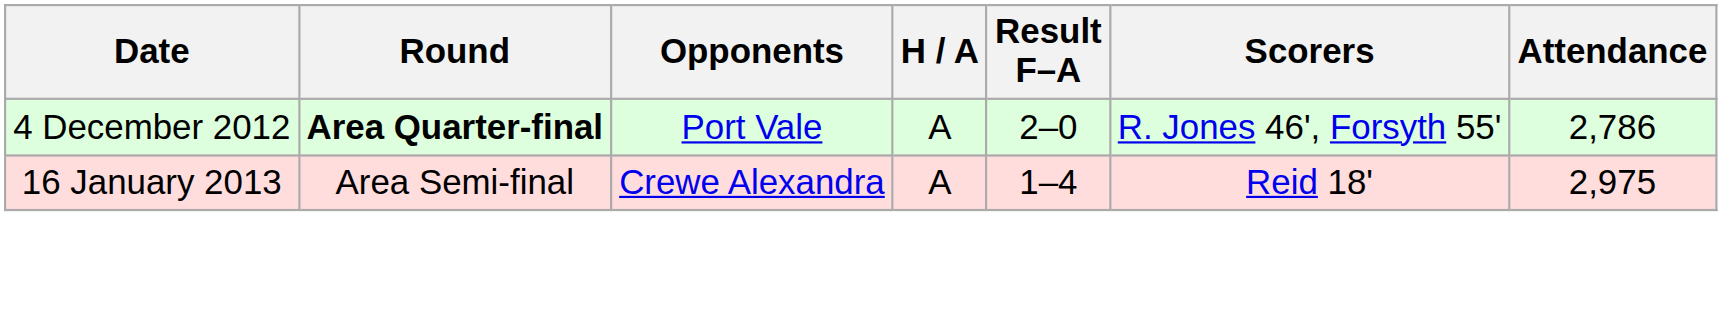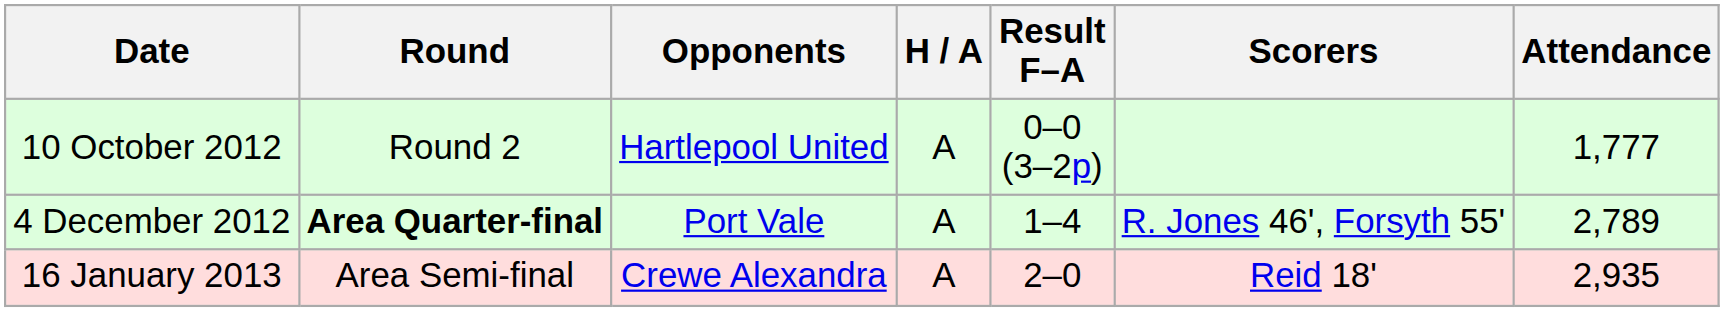+ row: (152, 146)
(1048, 126) 2–0 -> (1052, 221) 1–4
(1612, 126) 2,786 -> (1616, 221) 2,789
(1048, 182) 1–4 -> (1052, 276) 2–0
(1612, 182) 2,975 -> (1616, 276) 2,935
